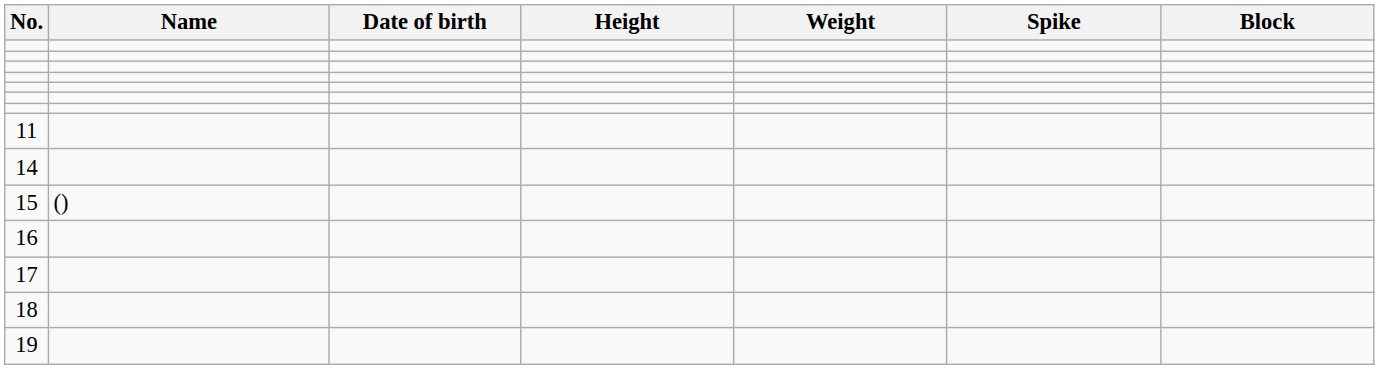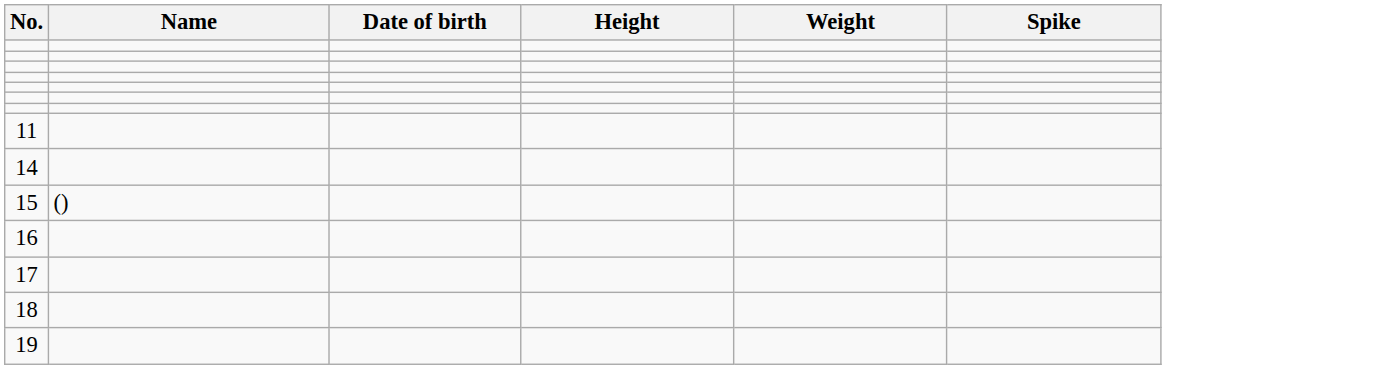- column: (1267, 22)
